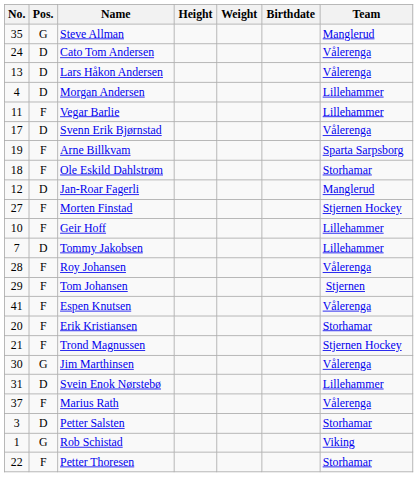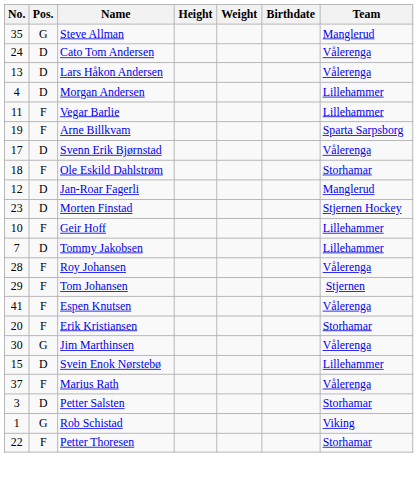rows swapped: (95, 150) <-> (111, 131)
(17, 209) 27 -> (17, 209) 23
(43, 209) F -> (43, 209) D
- row: (103, 345)
(17, 384) 31 -> (17, 365) 15
